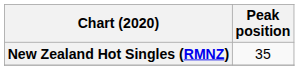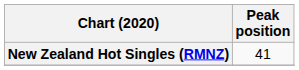(263, 53) 35 -> (263, 53) 41
